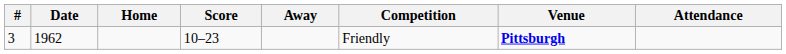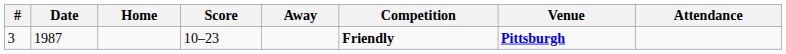(48, 37) 1962 -> (48, 37) 1987
(366, 37) normal -> (368, 37) bold
